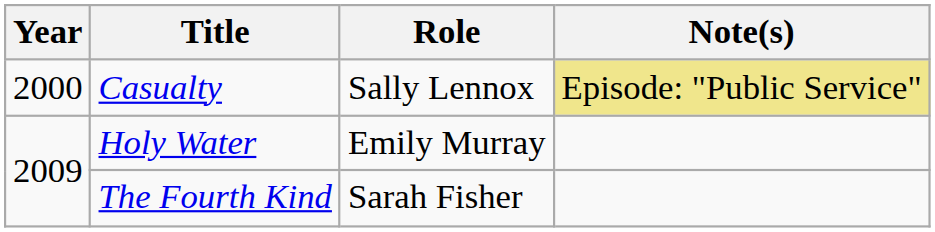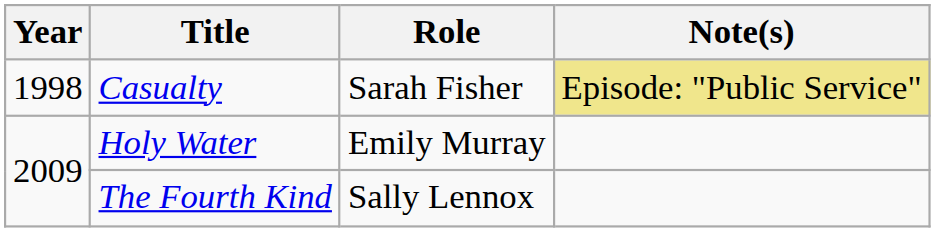(48, 87) 2000 -> (48, 87) 1998
(441, 87) Sally Lennox -> (435, 87) Sarah Fisher
(435, 197) Sarah Fisher -> (441, 197) Sally Lennox
